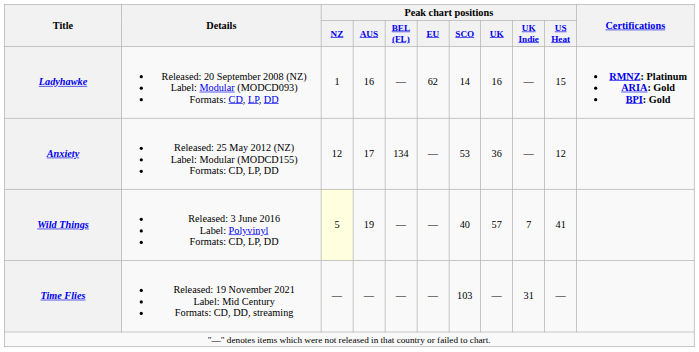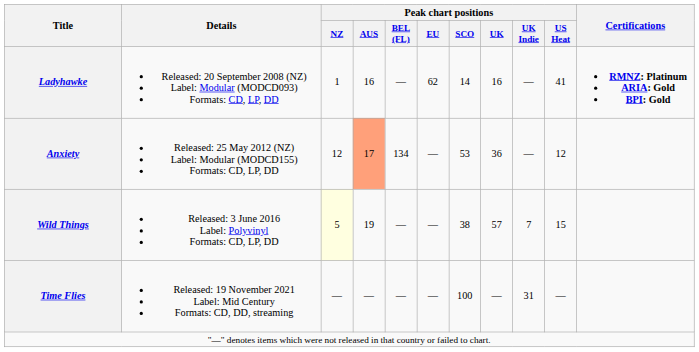(561, 82) 15 -> (561, 82) 41
(369, 153) no background -> (369, 153) lightsalmon background
(465, 225) 40 -> (465, 225) 38
(561, 225) 41 -> (561, 225) 15
(465, 296) 103 -> (465, 296) 100
